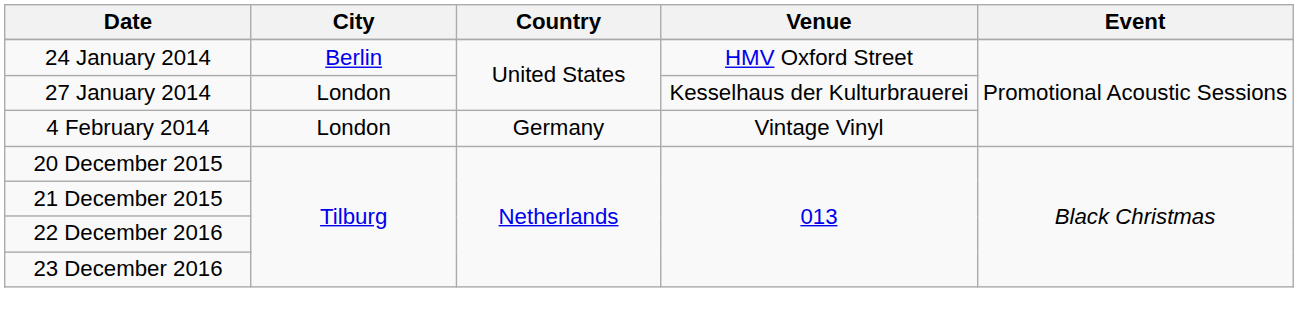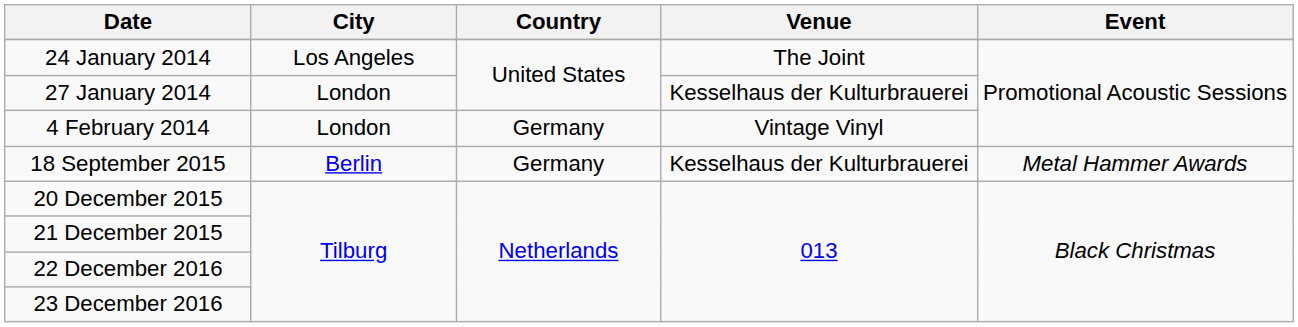(354, 57) Berlin -> (354, 57) Los Angeles
(819, 57) HMV Oxford Street -> (819, 57) The Joint
+ row: (128, 163)
